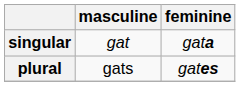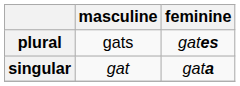rows swapped: (40, 42) <-> (40, 68)
